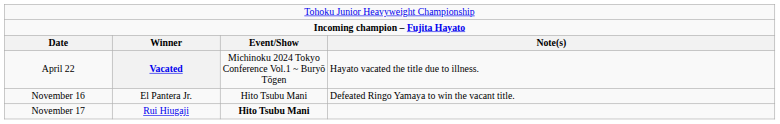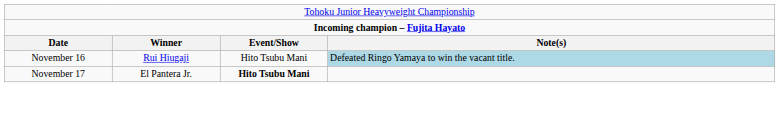- row: (58, 69)
(166, 96) El Pantera Jr. -> (166, 58) Rui Hiugaji
(422, 96) no background -> (422, 58) lightblue background
(166, 111) Rui Hiugaji -> (166, 74) El Pantera Jr.
